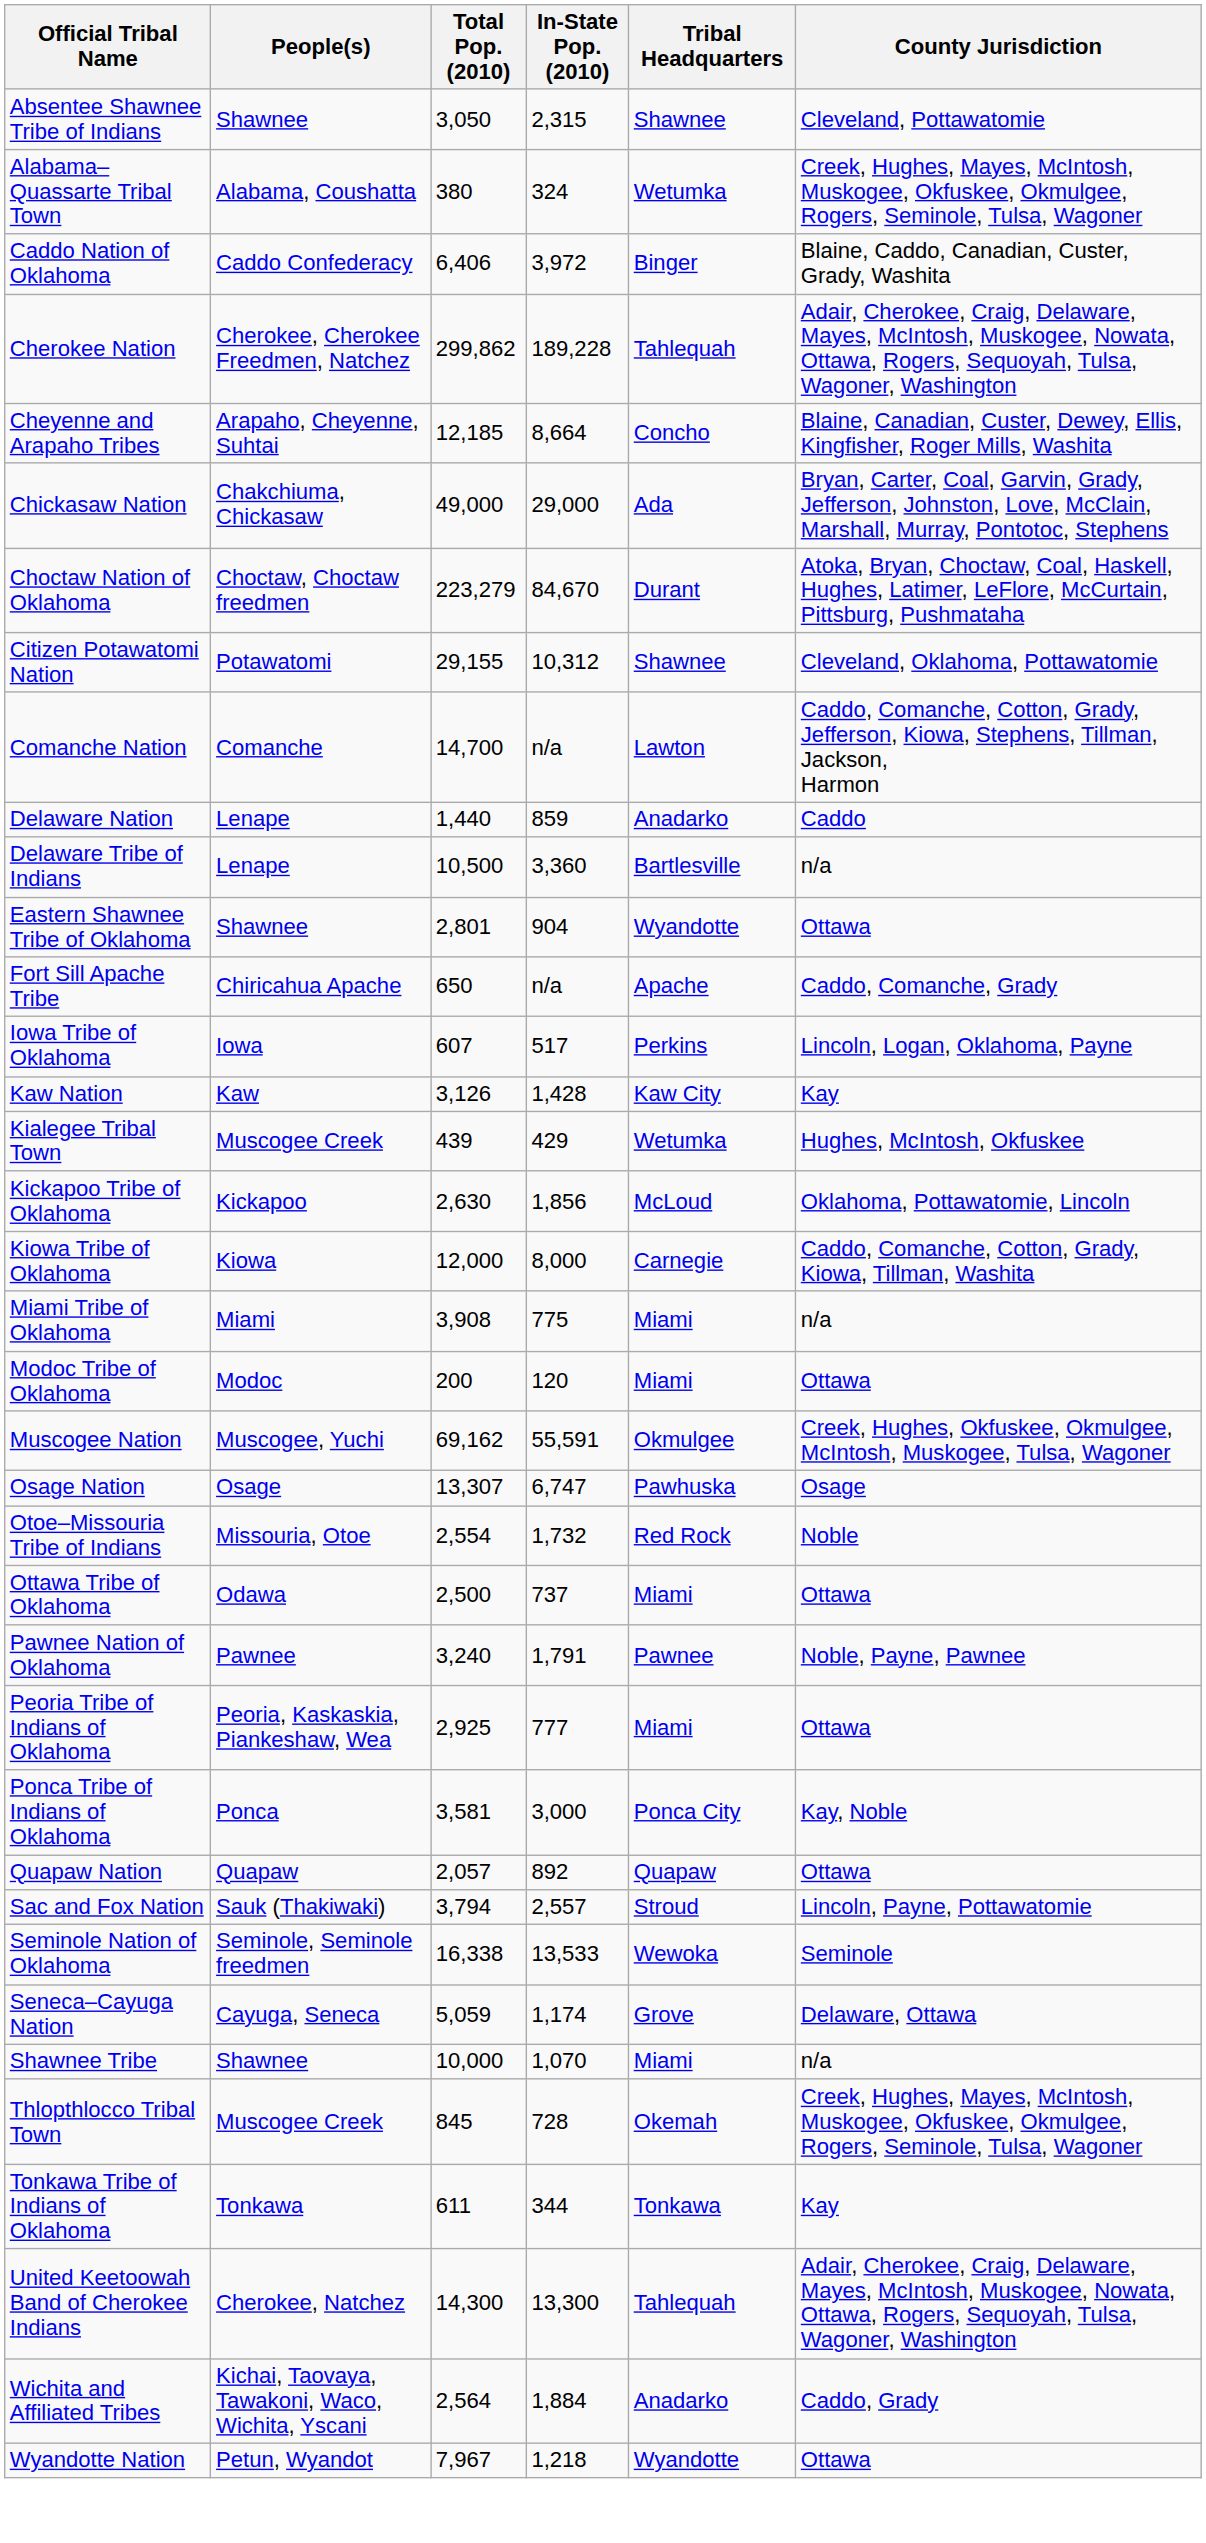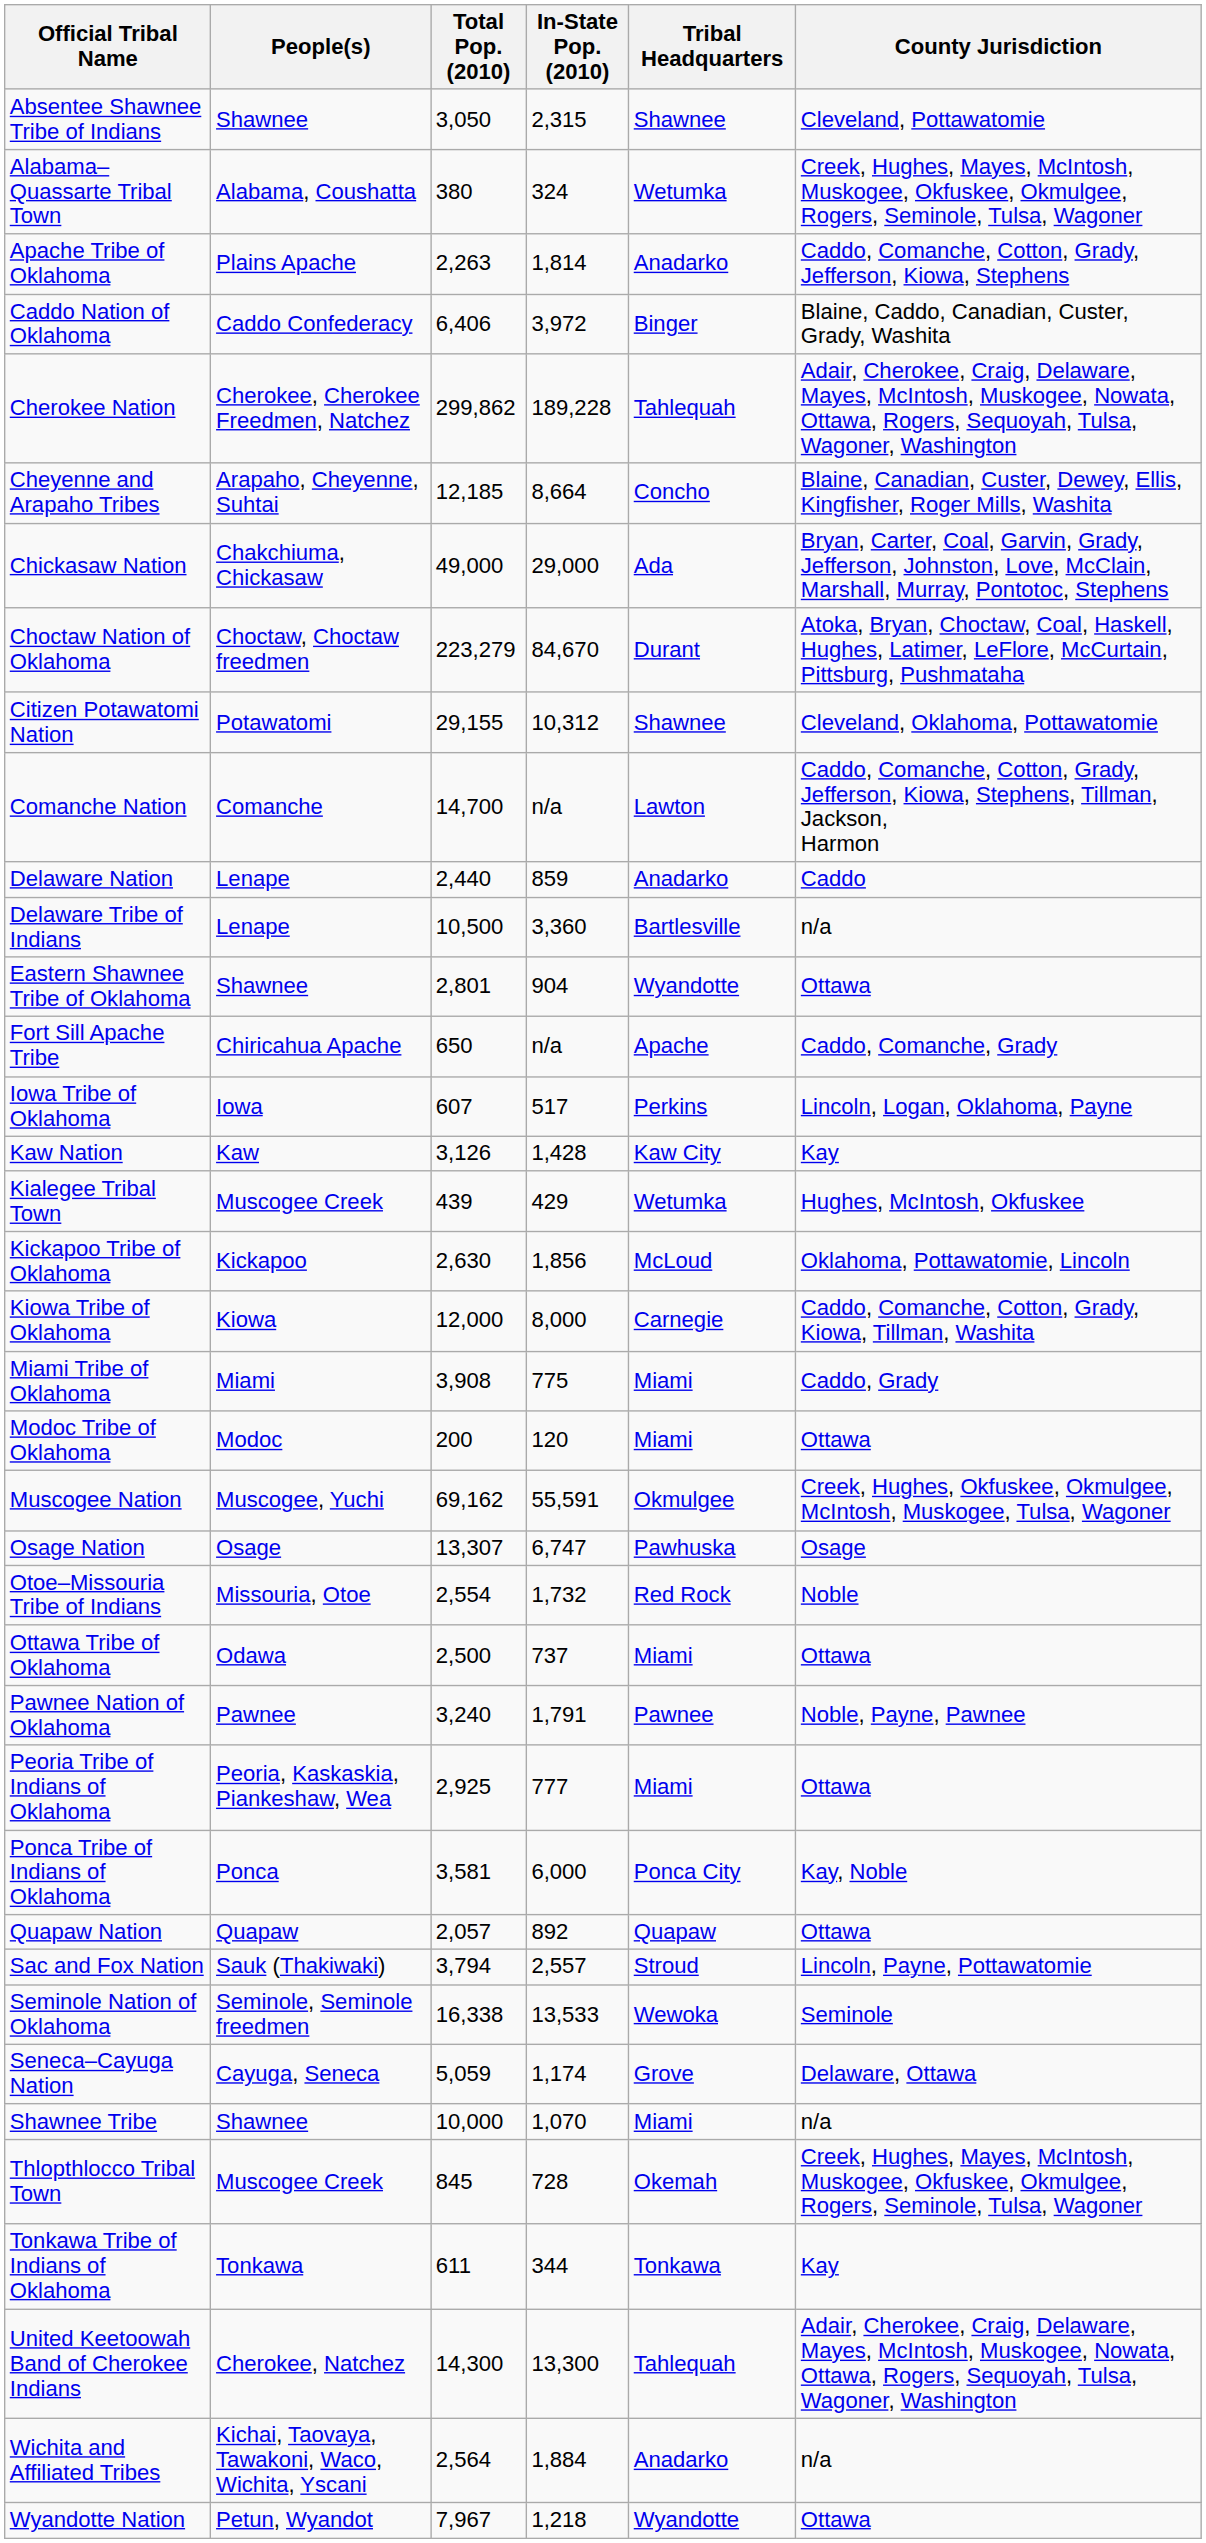+ row: (87, 263)
(463, 819) 1,440 -> (463, 879) 2,440
(816, 1320) n/a -> (870, 1380) Caddo, Grady
(559, 1812) 3,000 -> (559, 1871) 6,000
(870, 2400) Caddo, Grady -> (816, 2460) n/a
